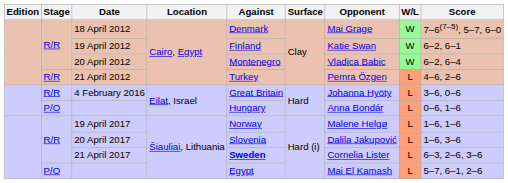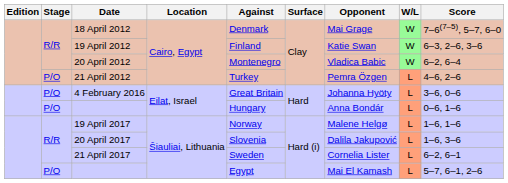(442, 45) 6–2, 6–1 -> (453, 45) 6–3, 2–6, 3–6
(52, 76) R/R -> (52, 76) P/O
(52, 92) R/R -> (52, 92) P/O
(247, 154) bold -> (247, 154) normal
(453, 154) 6–3, 2–6, 3–6 -> (442, 154) 6–2, 6–1
